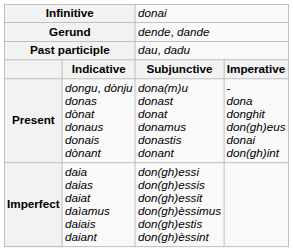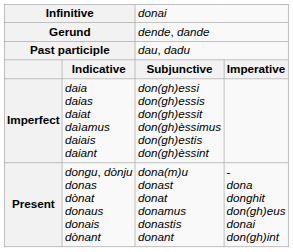rows swapped: (33, 120) <-> (33, 204)
